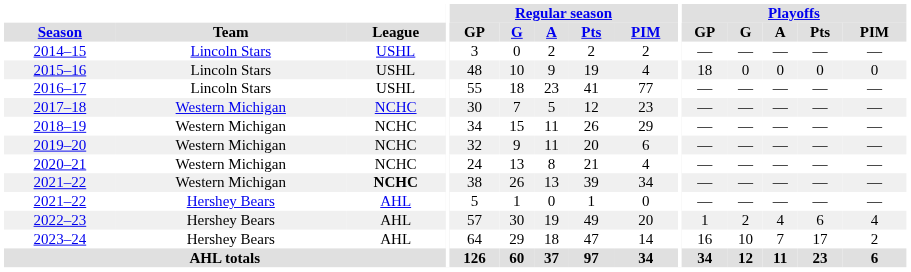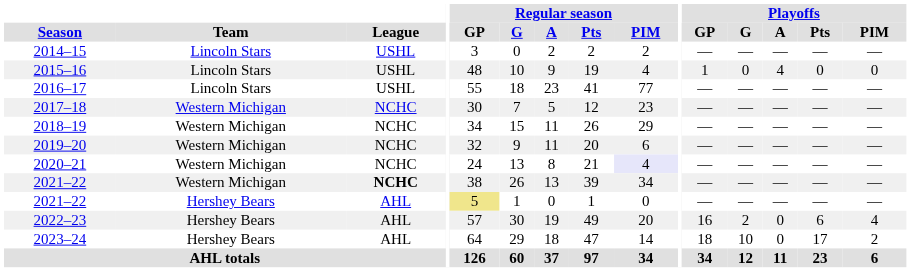(705, 69) 18 -> (705, 69) 1
(780, 69) 0 -> (780, 69) 4
(646, 163) no background -> (646, 163) lavender background
(474, 201) no background -> (474, 201) khaki background
(705, 220) 1 -> (705, 220) 16
(780, 220) 4 -> (780, 220) 0
(705, 239) 16 -> (705, 239) 18
(780, 239) 7 -> (780, 239) 0
